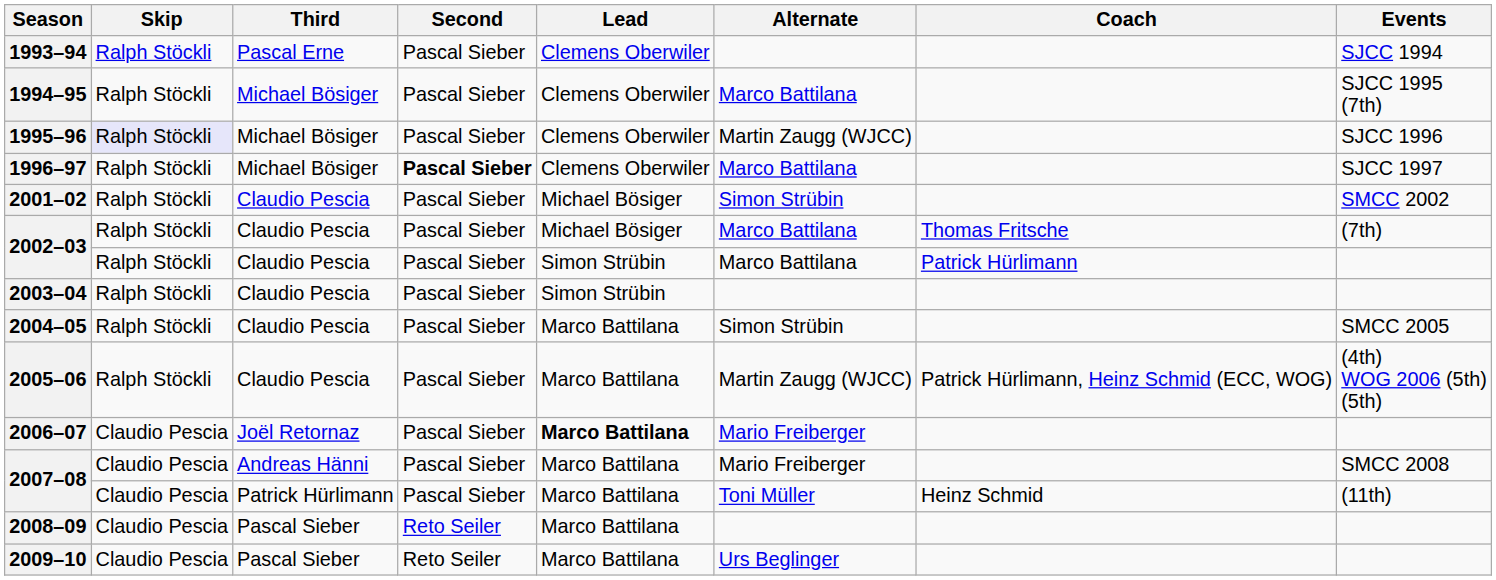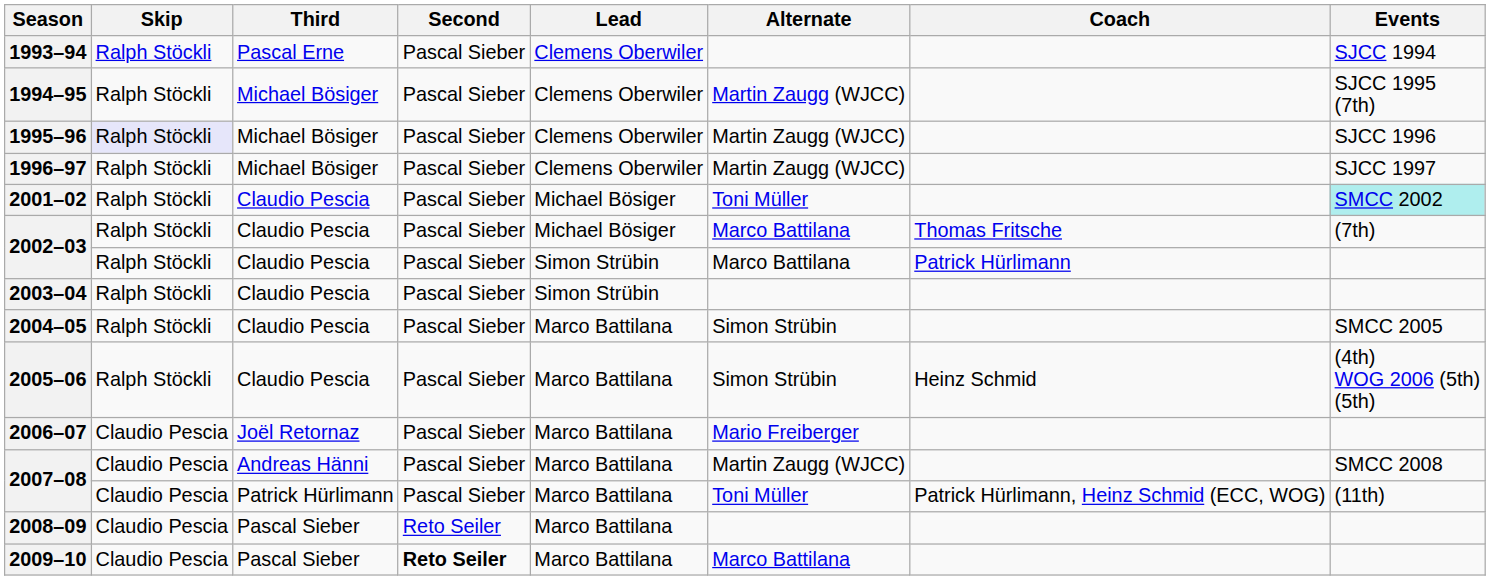(788, 94) Marco Battilana -> (809, 94) Martin Zaugg (WJCC)
(467, 168) bold -> (464, 168) normal
(788, 168) Marco Battilana -> (809, 168) Martin Zaugg (WJCC)
(781, 199) Simon Strübin -> (760, 199) Toni Müller
(1395, 199) no background -> (1389, 199) paleturquoise background
(815, 379) Martin Zaugg (WJCC) -> (775, 379) Simon Strübin
(1127, 379) Patrick Hürlimann, Heinz Schmid (ECC, WOG) -> (975, 379) Heinz Schmid
(615, 433) bold -> (603, 433) normal
(792, 464) Mario Freiberger -> (809, 464) Martin Zaugg (WJCC)
(982, 496) Heinz Schmid -> (1120, 496) Patrick Hürlimann, Heinz Schmid (ECC, WOG)
(452, 559) normal -> (455, 559) bold
(779, 559) Urs Beglinger -> (781, 559) Marco Battilana
